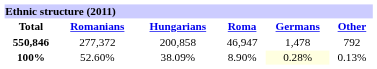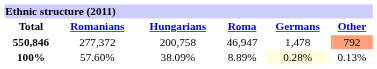(178, 42) 200,858 -> (178, 42) 200,758
(352, 42) no background -> (352, 42) lightsalmon background
(97, 57) 52.60% -> (97, 57) 57.60%
(242, 57) 8.90% -> (242, 57) 8.89%
